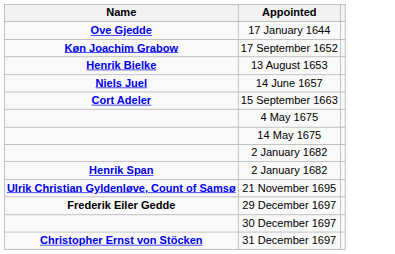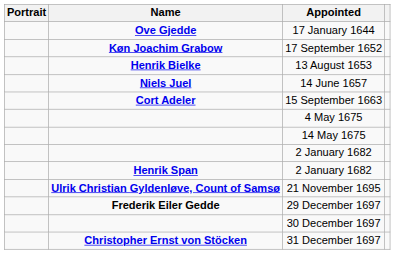+ column: (27, 13)
